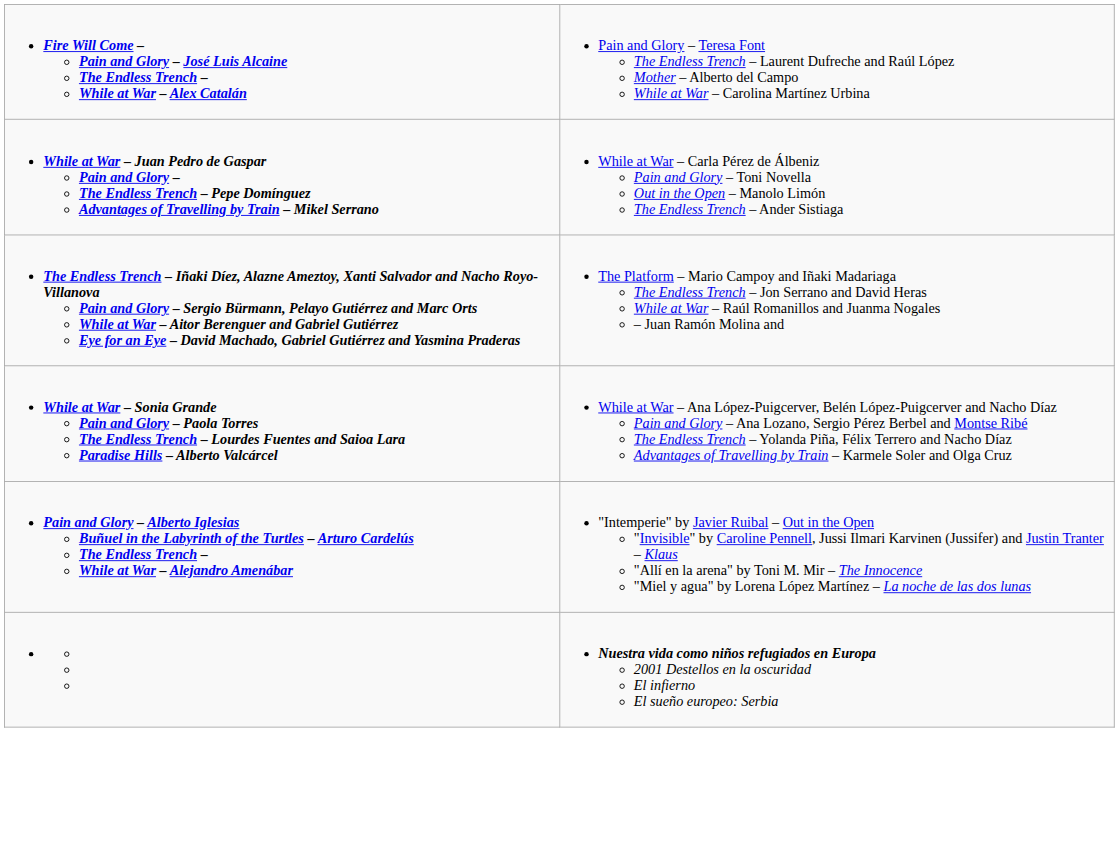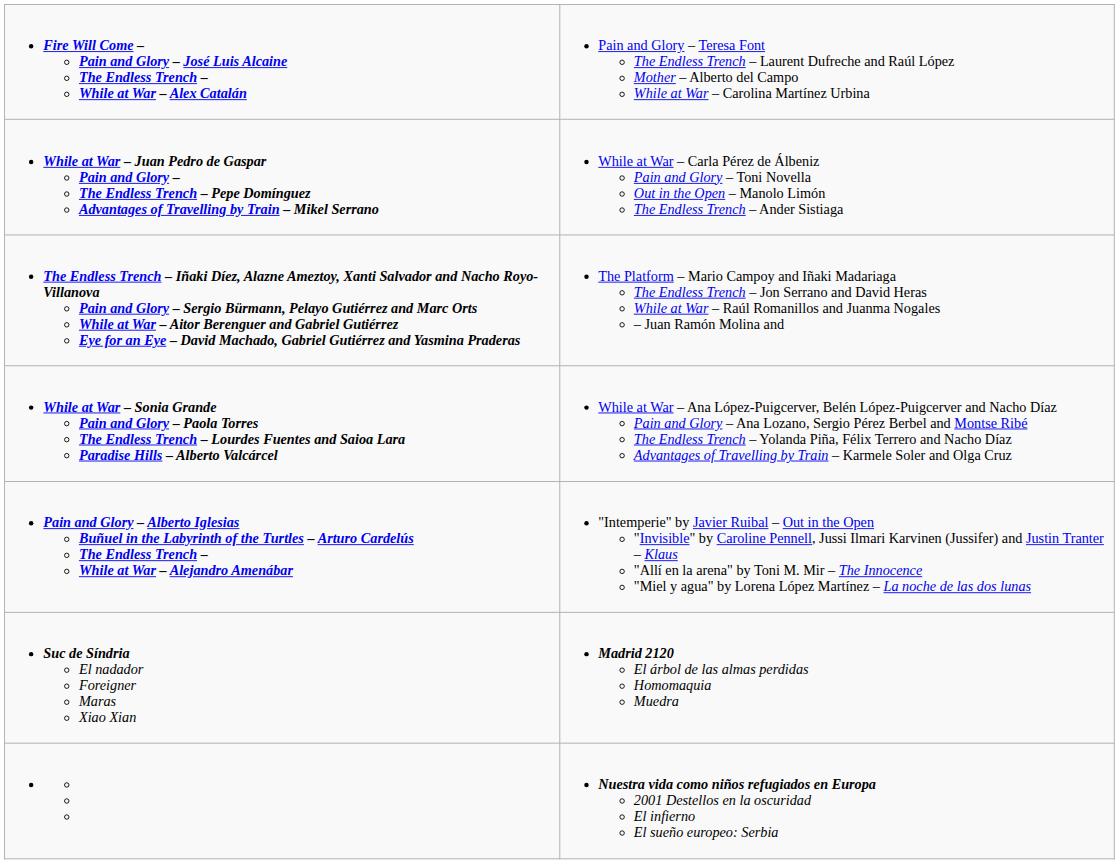+ row: (282, 686)
